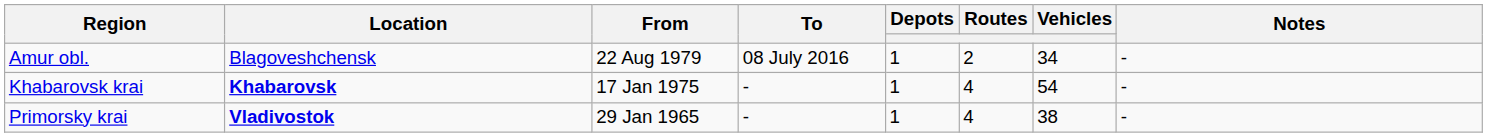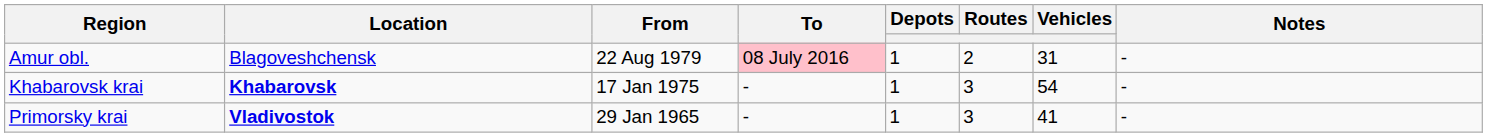(796, 57) no background -> (796, 57) pink background
(1048, 57) 34 -> (1048, 57) 31
(969, 87) 4 -> (969, 87) 3
(969, 117) 4 -> (969, 117) 3
(1048, 117) 38 -> (1048, 117) 41
